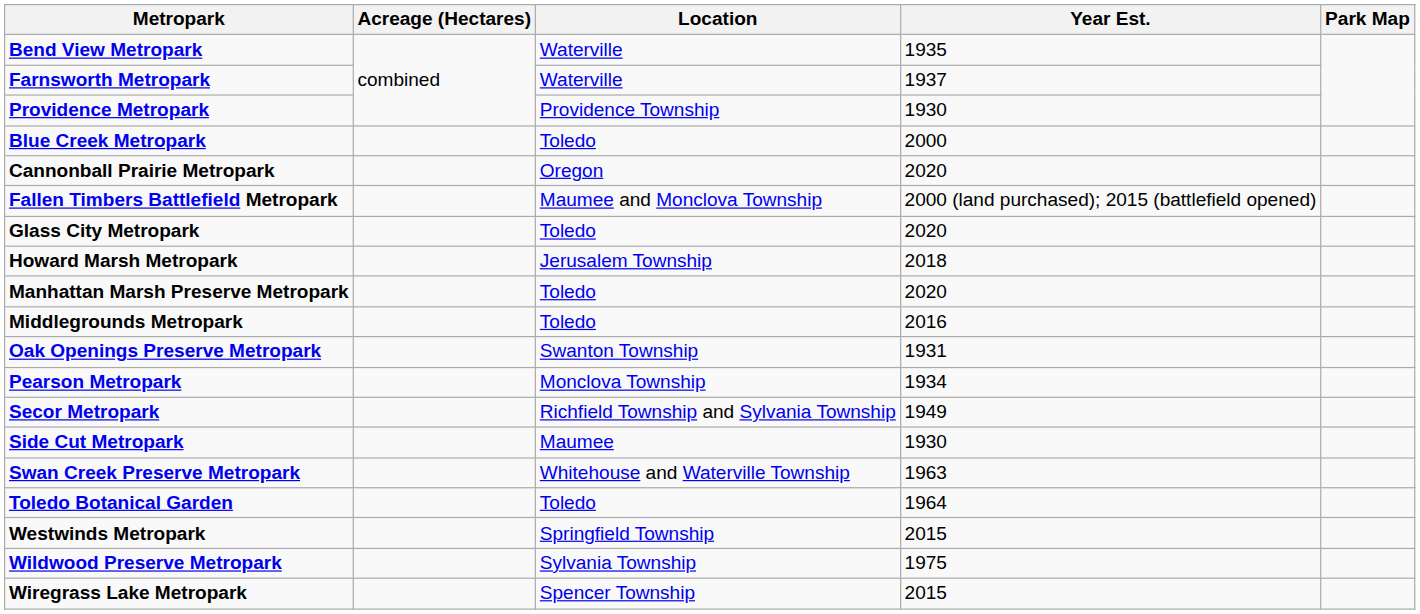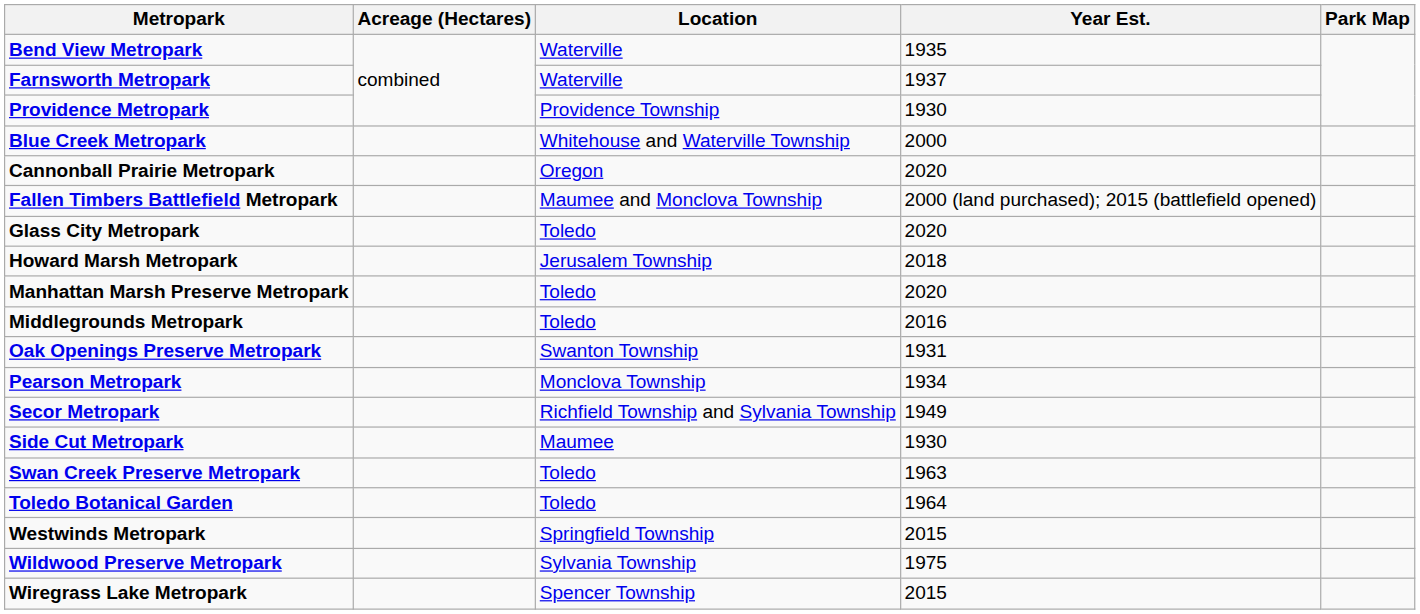(568, 140) Toledo -> (695, 140) Whitehouse and Waterville Township
(695, 472) Whitehouse and Waterville Township -> (568, 472) Toledo
